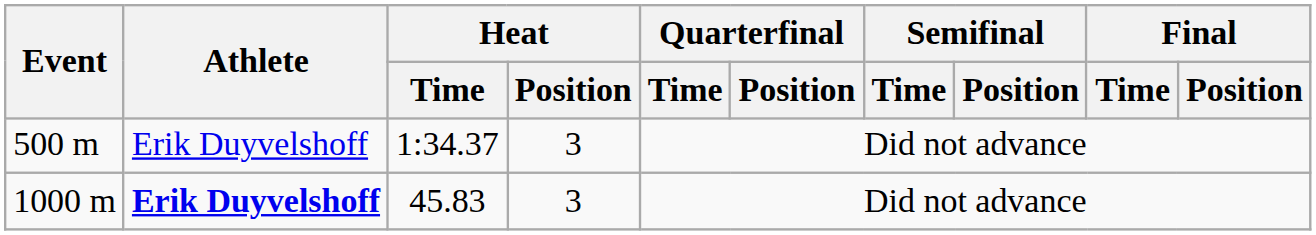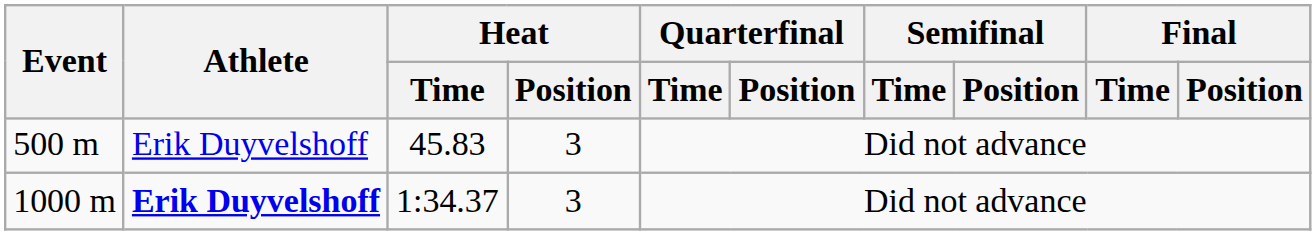(447, 145) 1:34.37 -> (447, 145) 45.83
(447, 201) 45.83 -> (447, 201) 1:34.37
